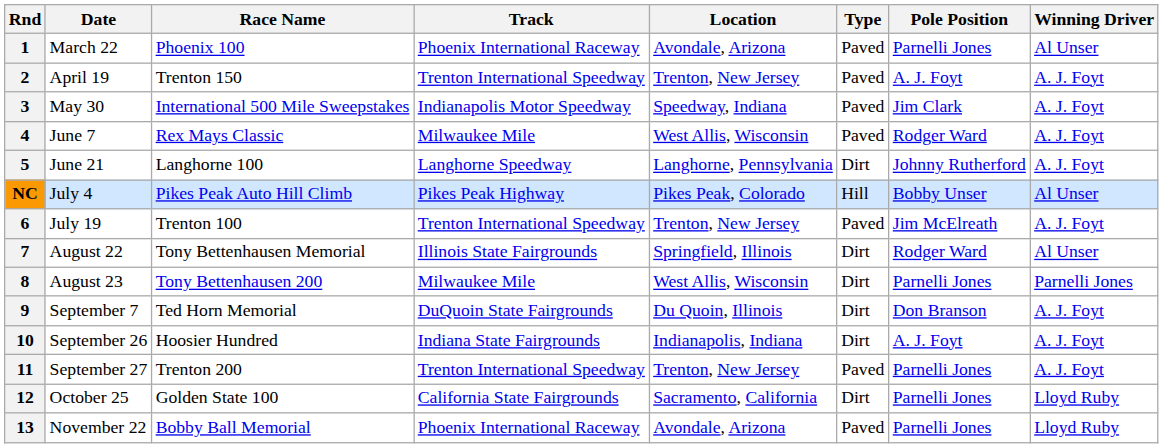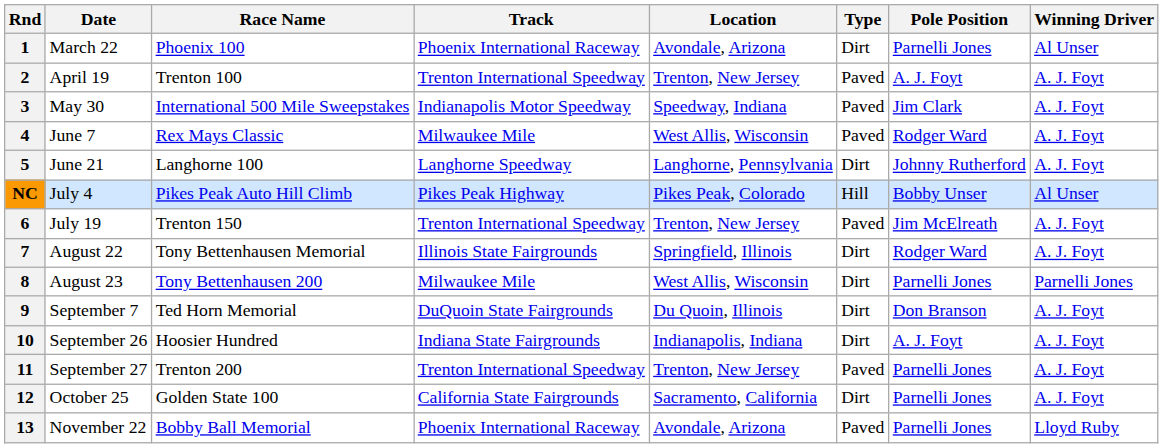(863, 47) Paved -> (855, 47) Dirt
(199, 77) Trenton 150 -> (199, 77) Trenton 100
(199, 222) Trenton 100 -> (199, 222) Trenton 150
(1066, 252) Al Unser -> (1069, 252) A. J. Foyt
(1077, 397) Lloyd Ruby -> (1069, 397) A. J. Foyt
